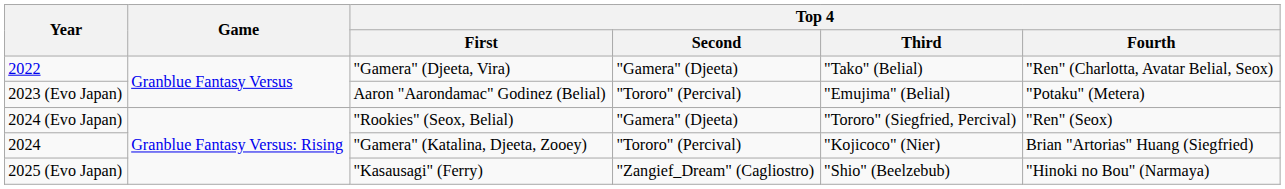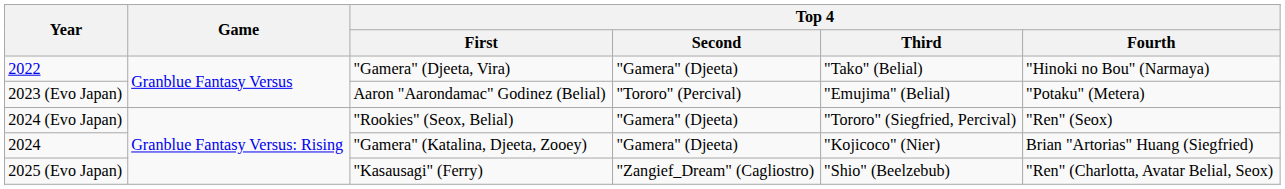(1150, 68) "Ren" (Charlotta, Avatar Belial, Seox) -> (1118, 68) "Hinoki no Bou" (Narmaya)
(679, 145) "Tororo" (Percival) -> (677, 145) "Gamera" (Djeeta)
(1118, 171) "Hinoki no Bou" (Narmaya) -> (1150, 171) "Ren" (Charlotta, Avatar Belial, Seox)
